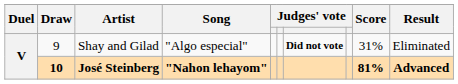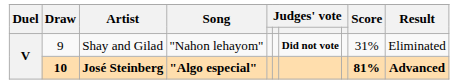(206, 45) "Algo especial" -> (216, 45) "Nahon lehayom"
(216, 68) "Nahon lehayom" -> (213, 68) "Algo especial"
